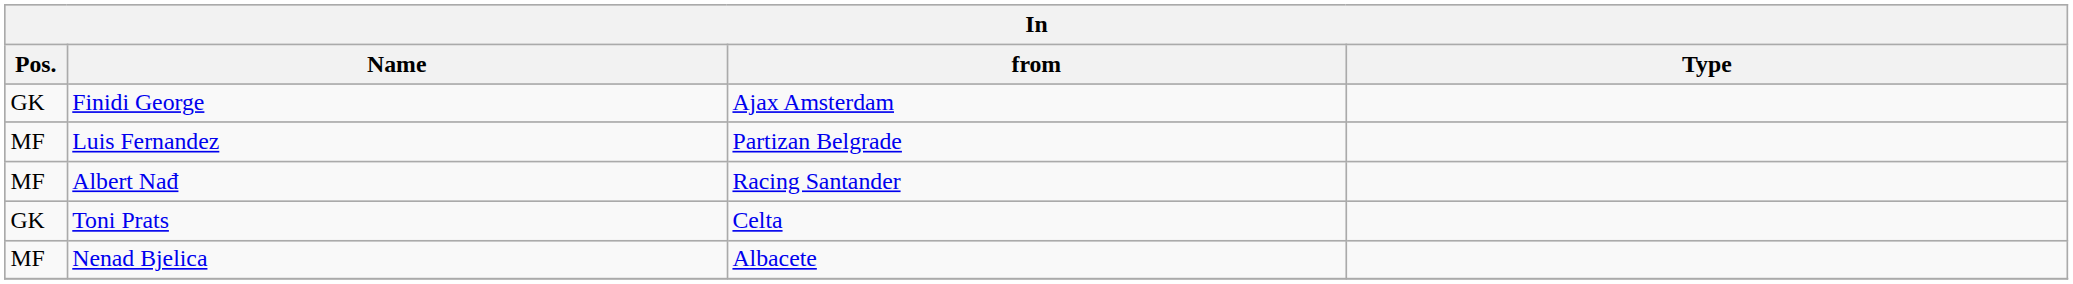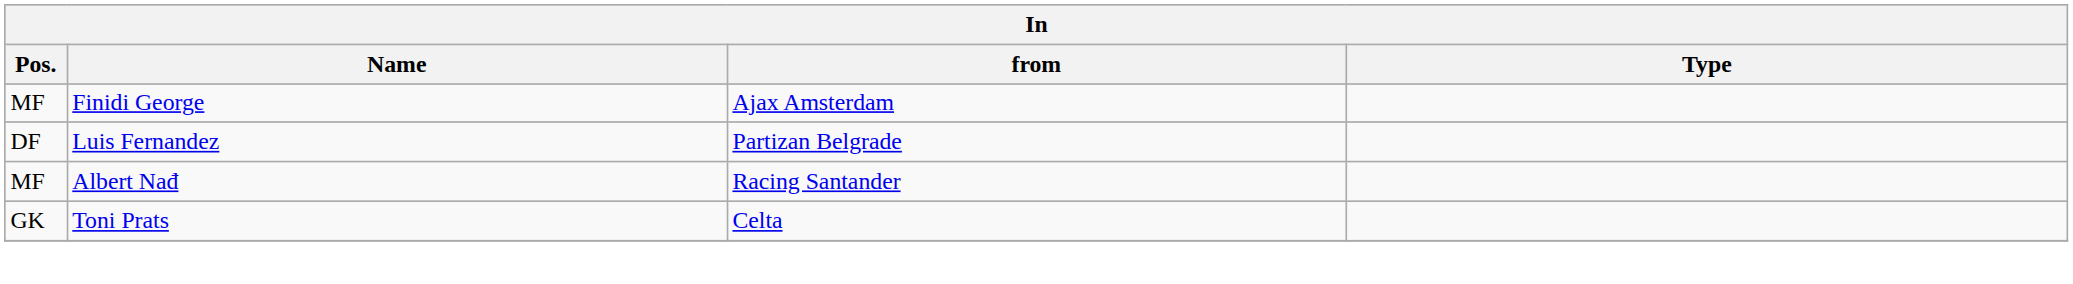(28, 102) GK -> (28, 102) MF
(28, 142) MF -> (26, 142) DF
- row: (140, 259)
